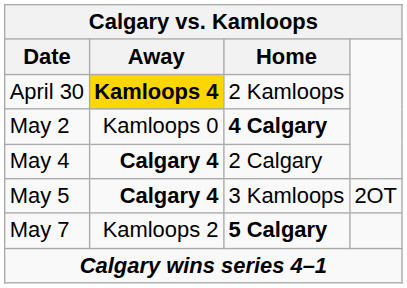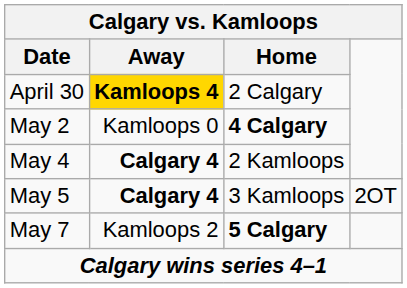(286, 91) 2 Kamloops -> (275, 91) 2 Calgary
(275, 160) 2 Calgary -> (286, 160) 2 Kamloops
